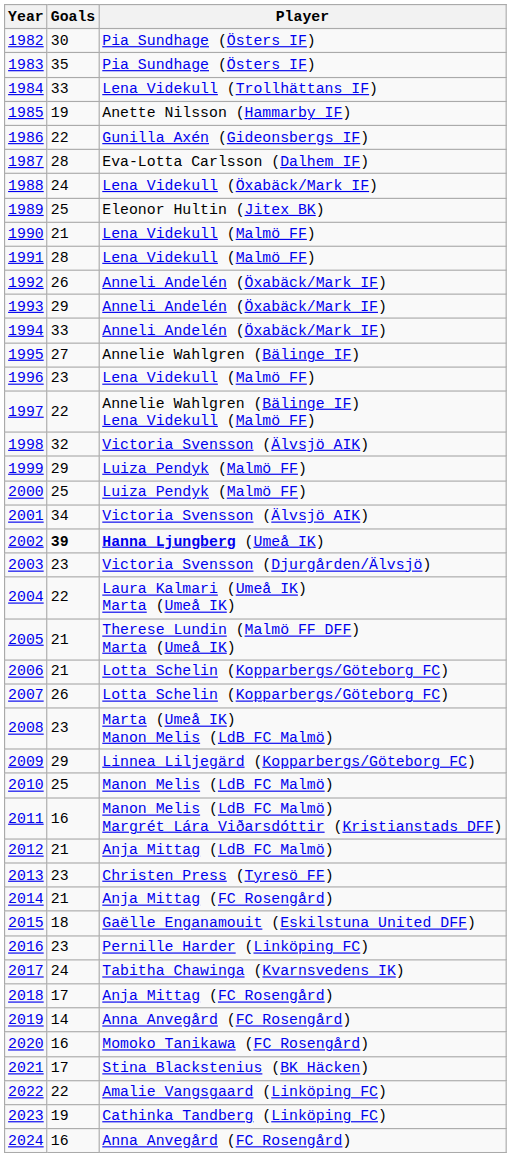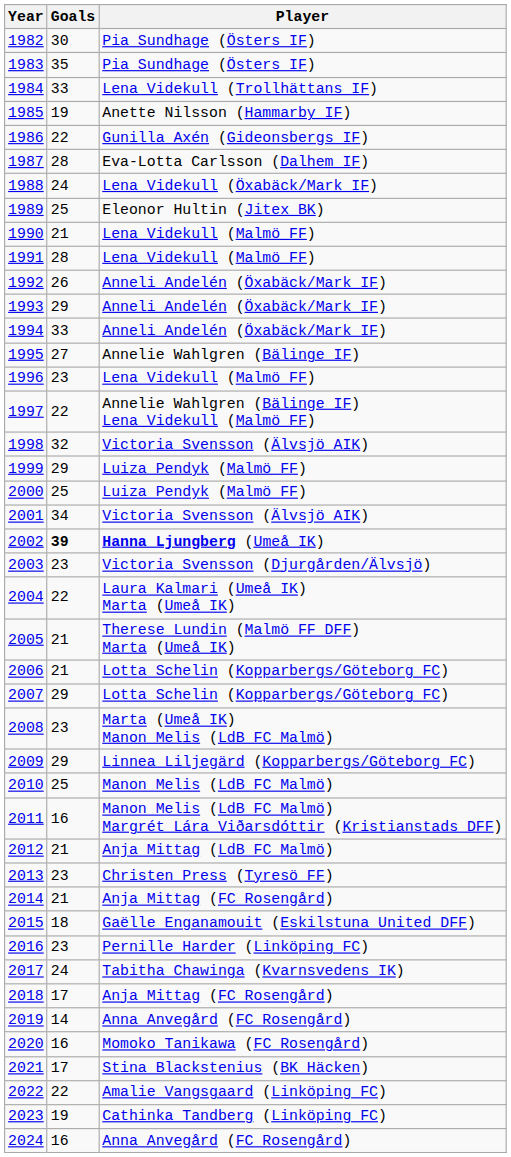(60, 696) 26 -> (60, 696) 29
